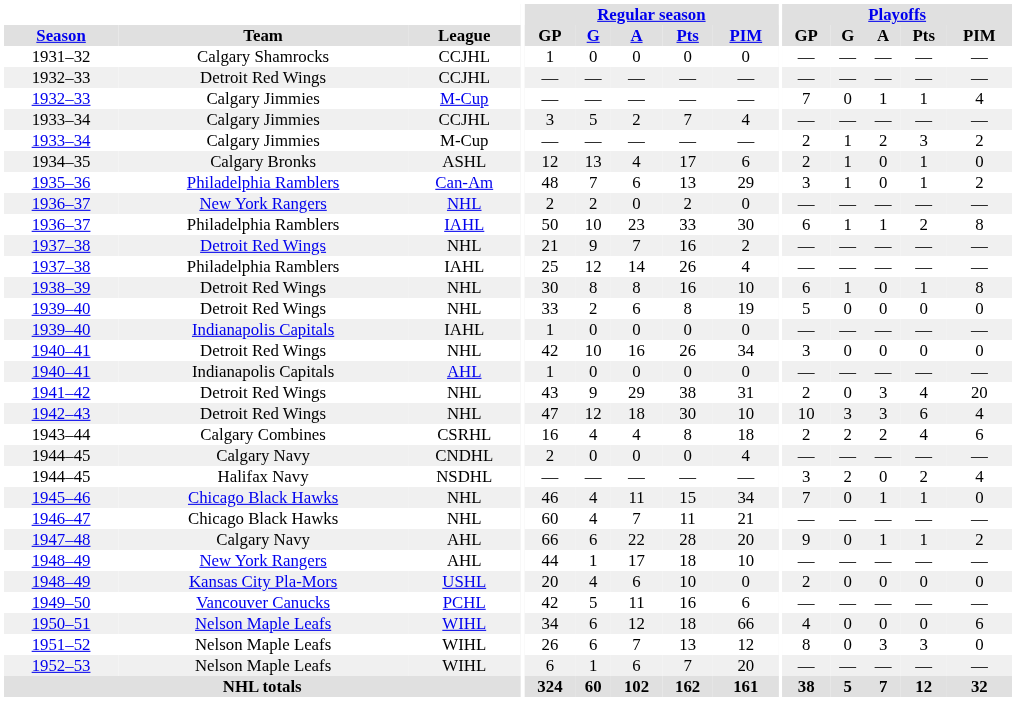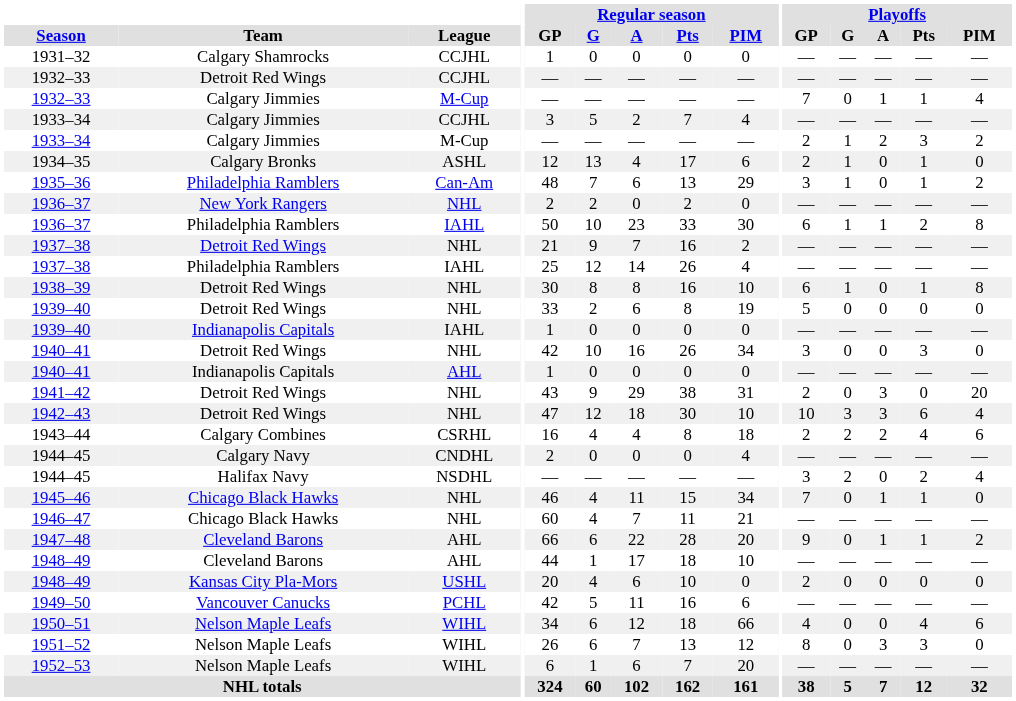(924, 350) 0 -> (924, 350) 3
(924, 392) 4 -> (924, 392) 0
(263, 539) Calgary Navy -> (263, 539) Cleveland Barons
(263, 560) New York Rangers -> (263, 560) Cleveland Barons
(924, 623) 0 -> (924, 623) 4
